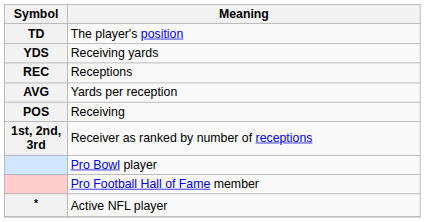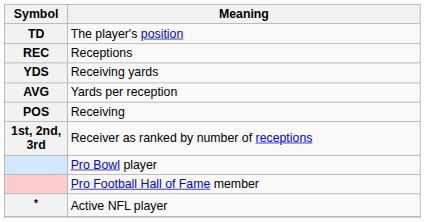rows swapped: (101, 72) <-> (114, 53)
